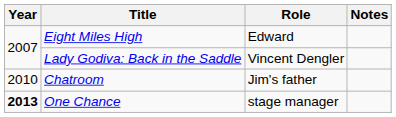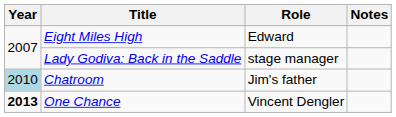(296, 58) Vincent Dengler -> (293, 58) stage manager
(23, 79) no background -> (23, 79) lightblue background
(293, 101) stage manager -> (296, 101) Vincent Dengler
